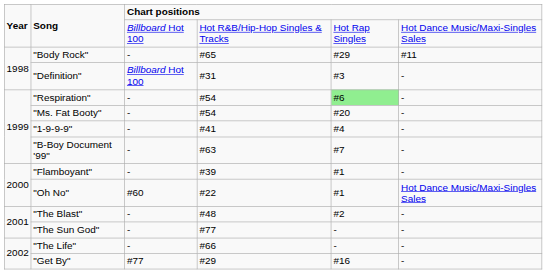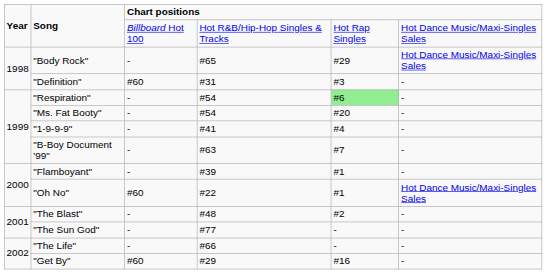(409, 54) #11 -> (469, 60) Hot Dance Music/Maxi-Singles Sales
(155, 76) Billboard Hot 100 -> (135, 81) #60
(135, 261) #77 -> (135, 261) #60
